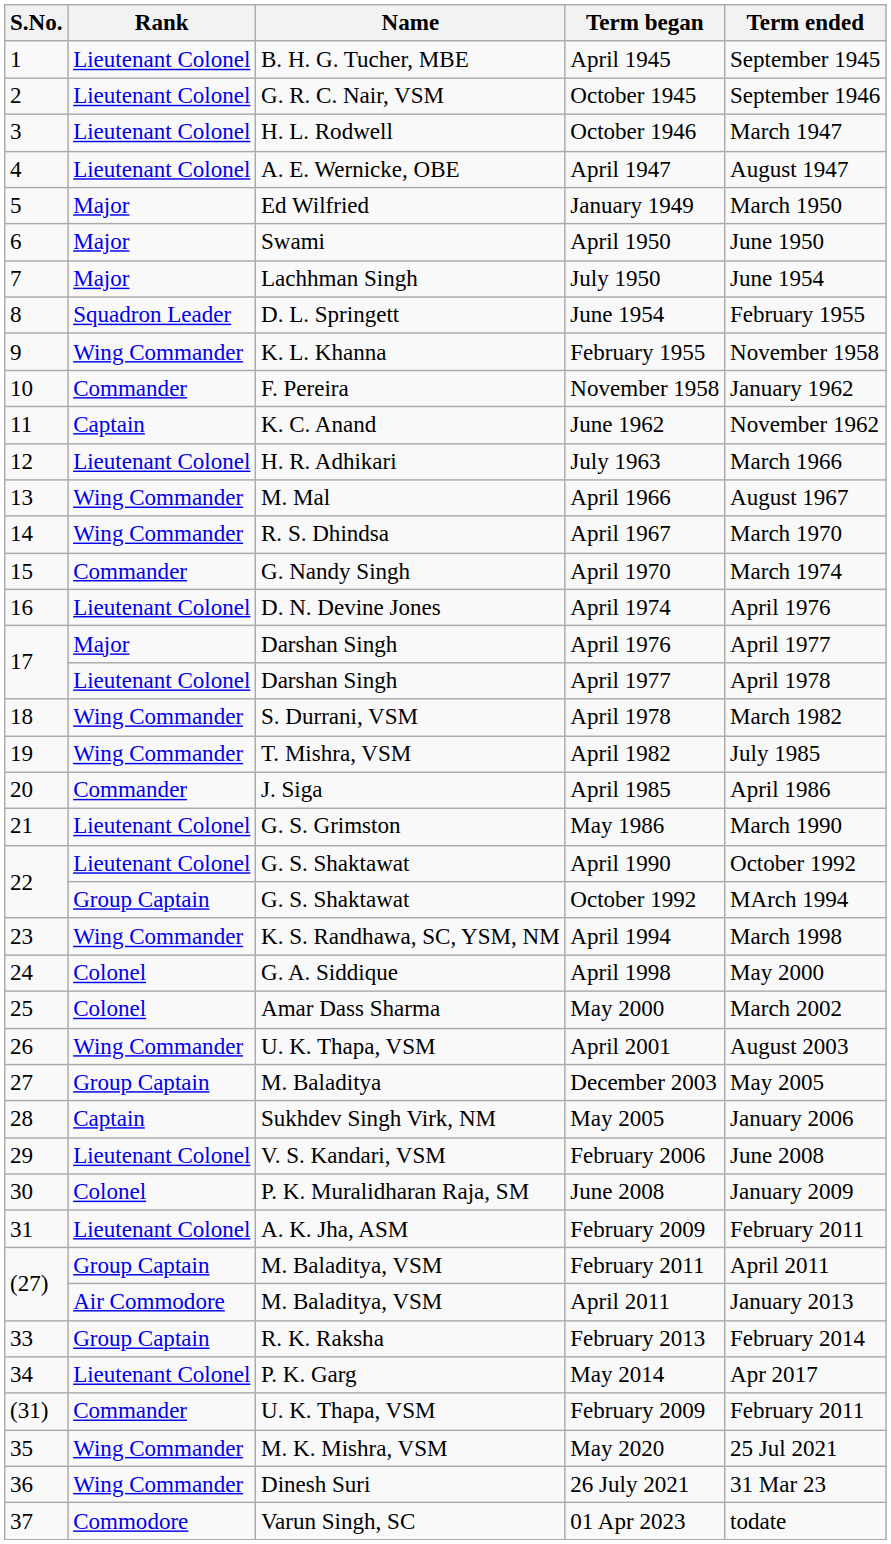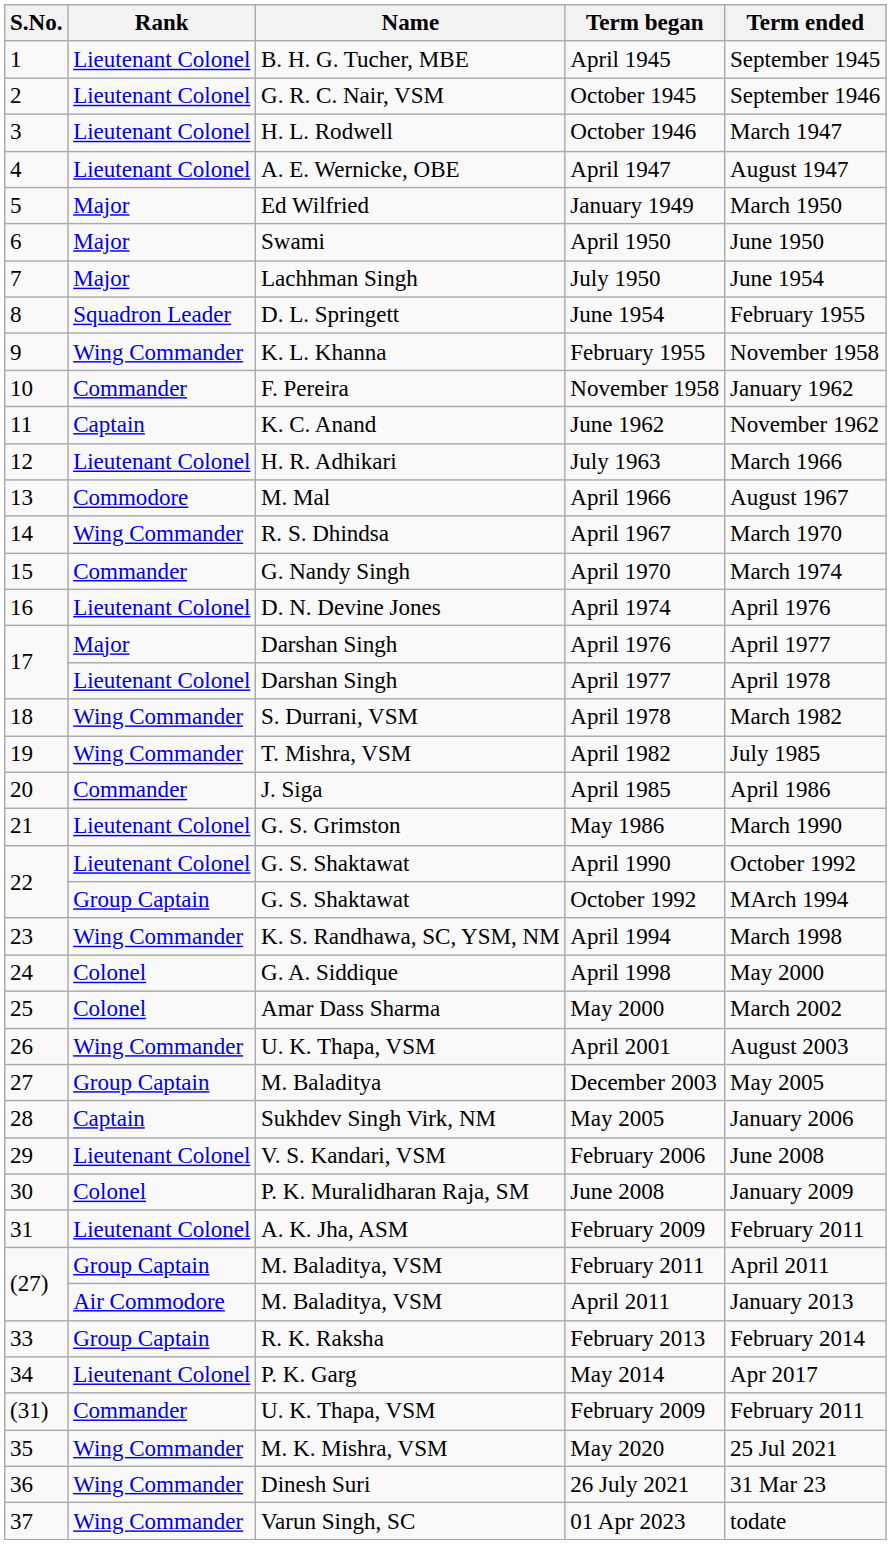(158, 497) Wing Commander -> (131, 497) Commodore
(131, 1520) Commodore -> (158, 1520) Wing Commander
